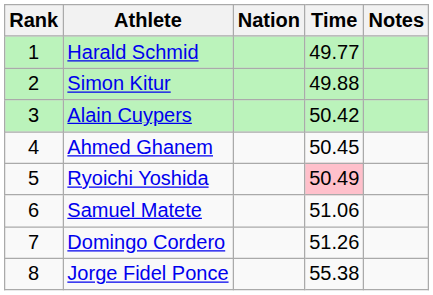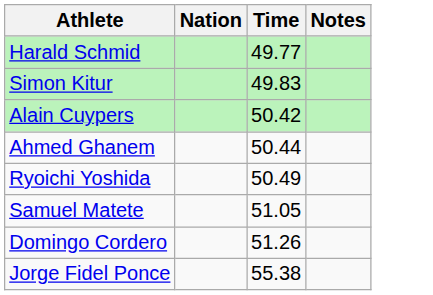- column: (34, 20)
(334, 83) 49.88 -> (276, 83) 49.83
(334, 147) 50.45 -> (276, 147) 50.44
(334, 178) pink background -> (276, 178) no background
(334, 210) 51.06 -> (276, 210) 51.05
